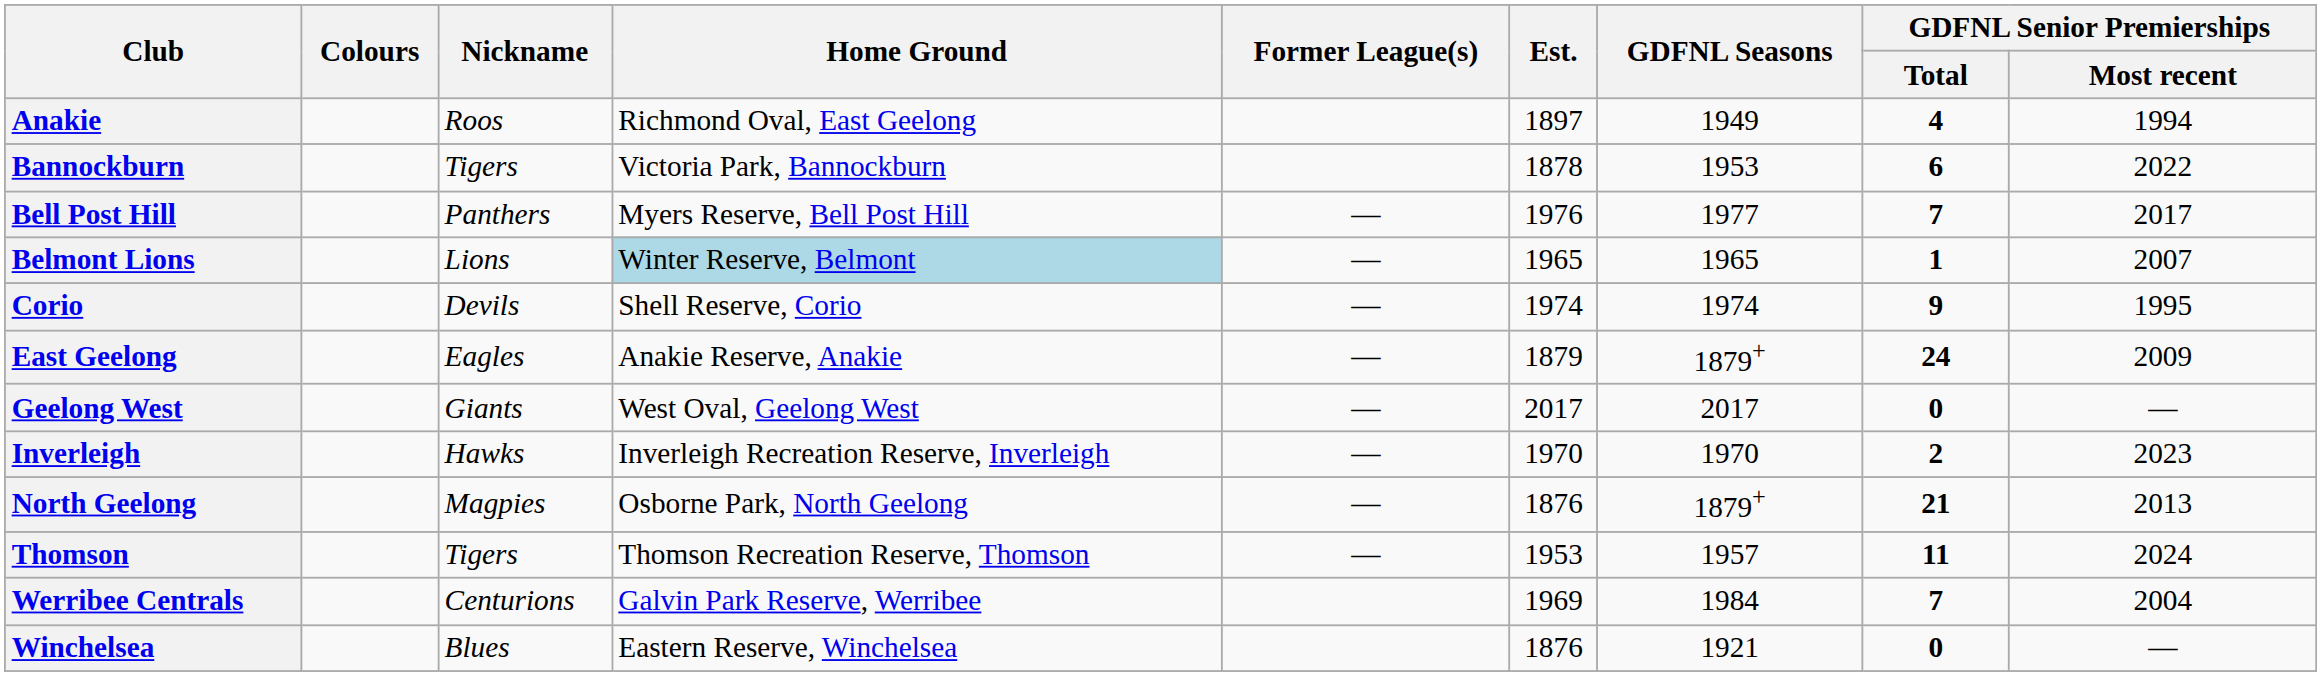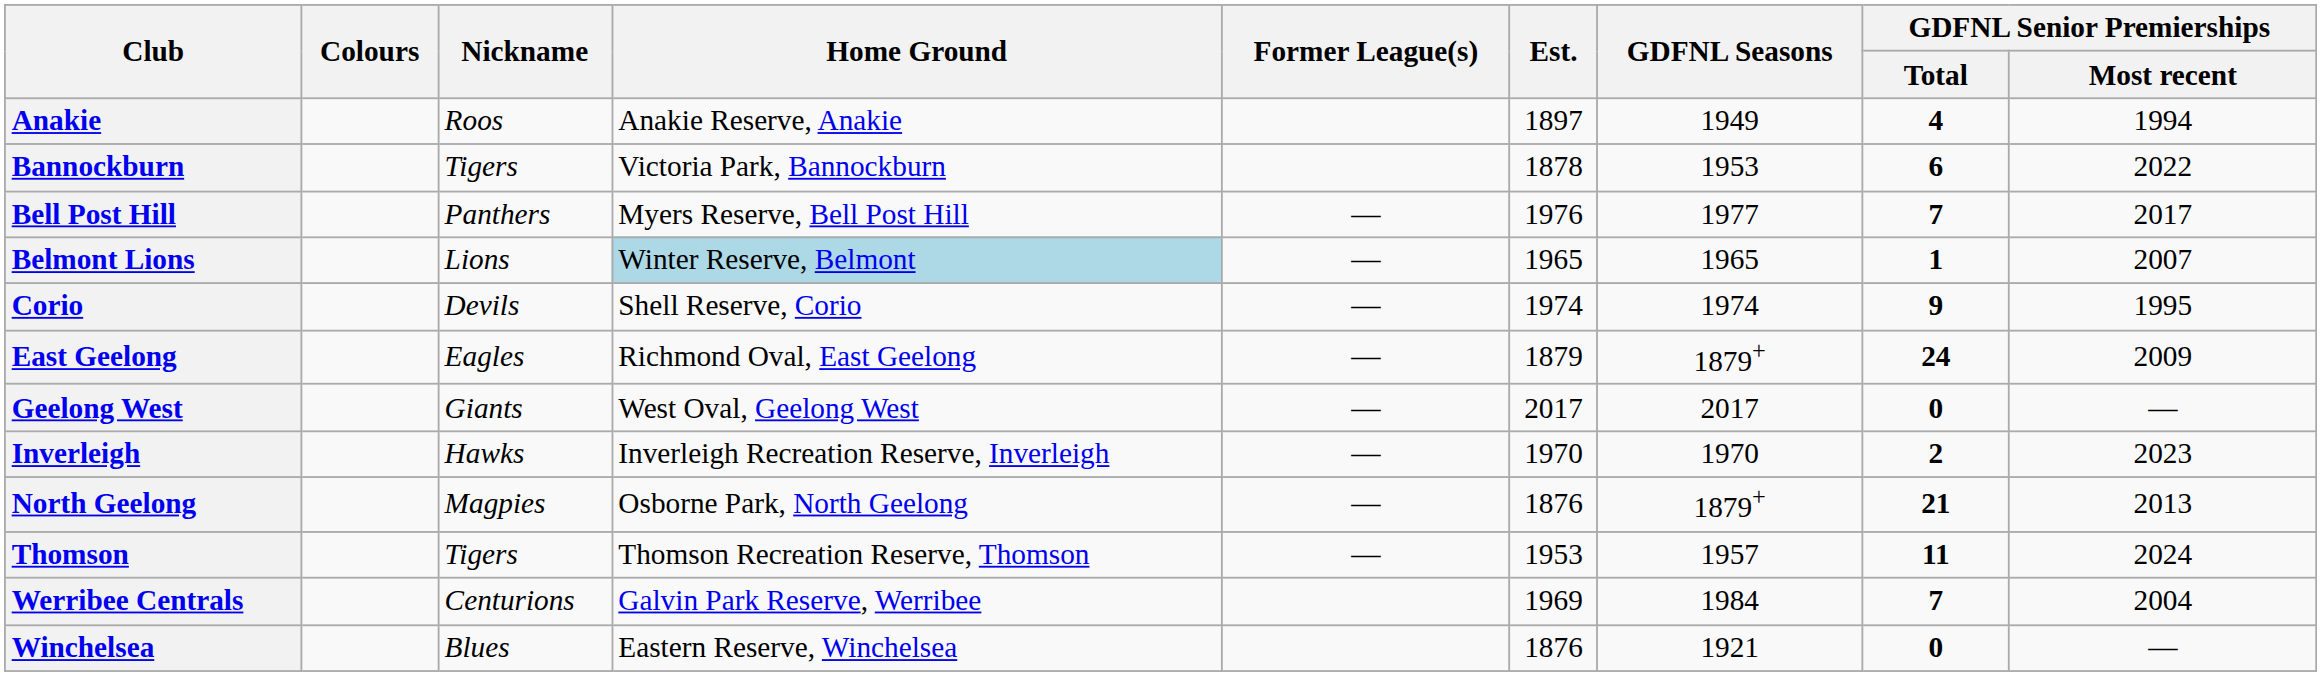(797, 120) Richmond Oval, East Geelong -> (760, 120) Anakie Reserve, Anakie
(760, 356) Anakie Reserve, Anakie -> (797, 356) Richmond Oval, East Geelong
